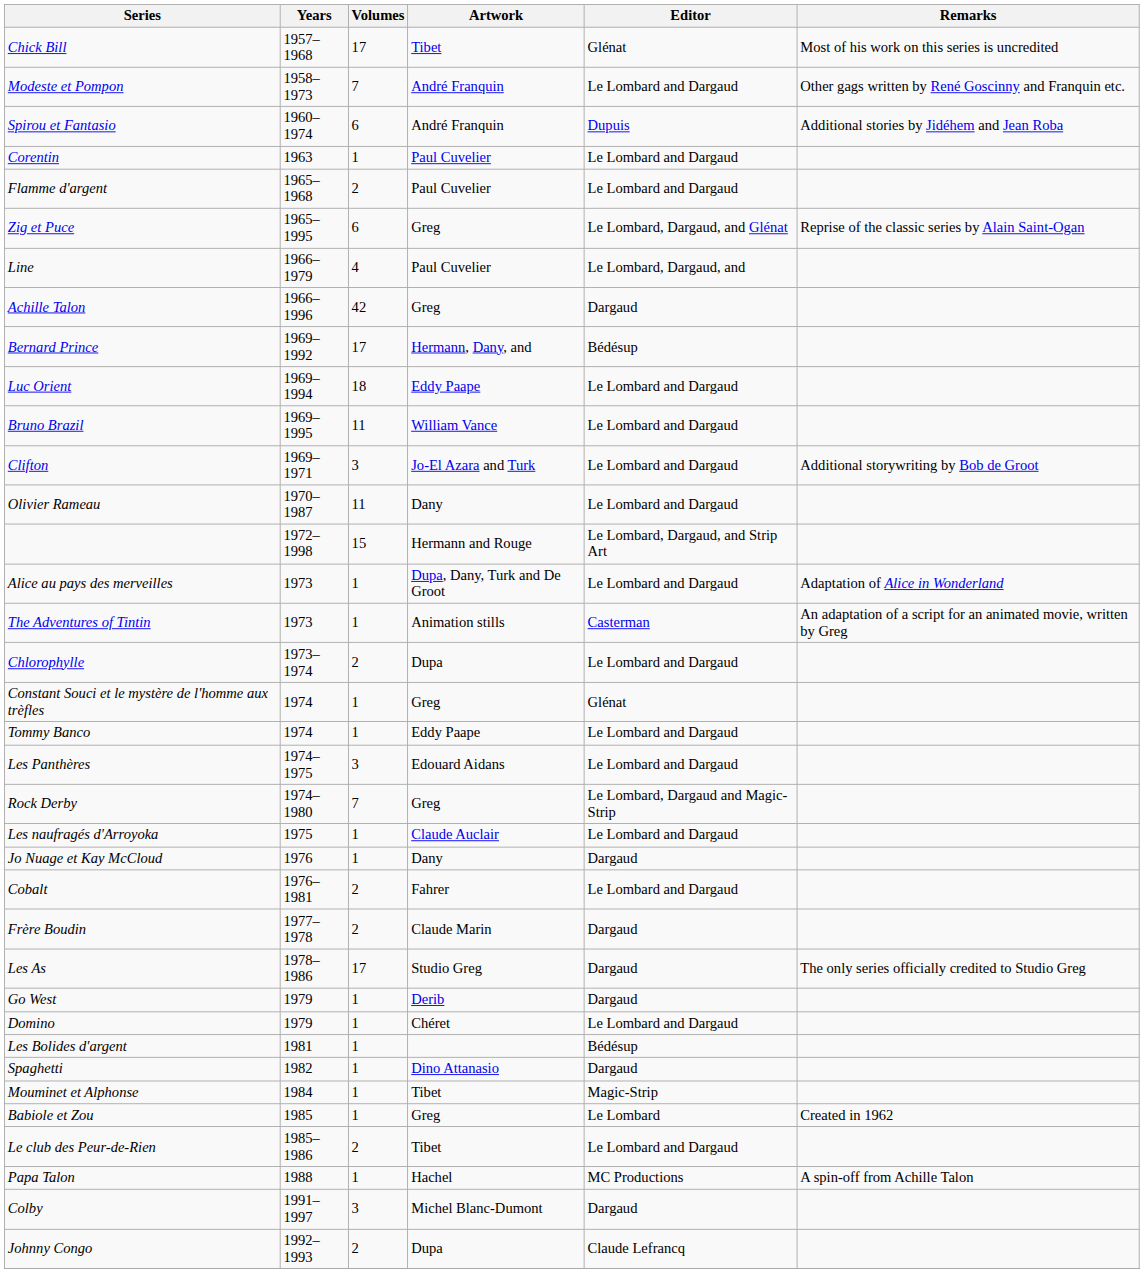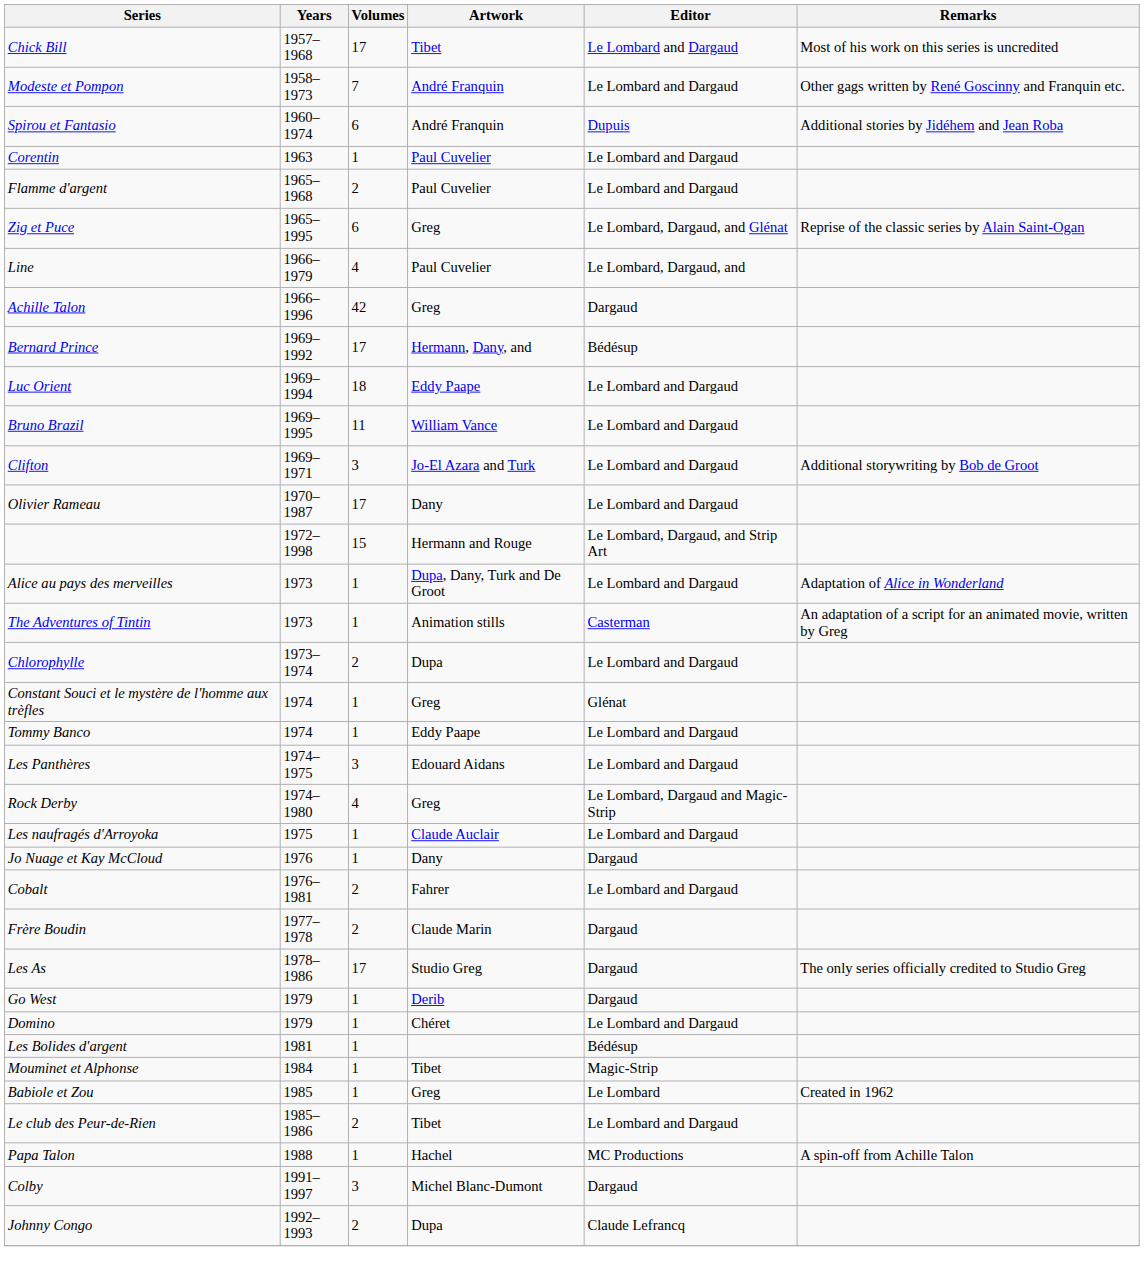(607, 47) Glénat -> (663, 47) Le Lombard and Dargaud
(359, 504) 11 -> (359, 504) 17
(355, 803) 7 -> (355, 803) 4
- row: (35, 1069)
